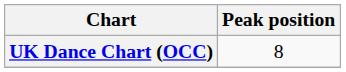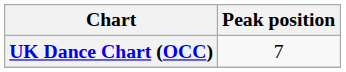(279, 51) 8 -> (279, 51) 7
